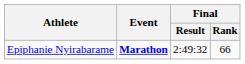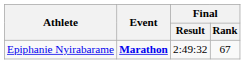(225, 50) 66 -> (225, 50) 67
